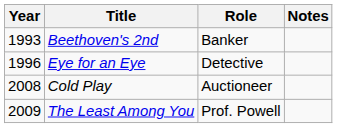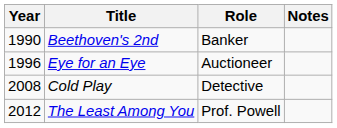(24, 39) 1993 -> (24, 39) 1990
(232, 63) Detective -> (237, 63) Auctioneer
(237, 87) Auctioneer -> (232, 87) Detective
(24, 110) 2009 -> (24, 110) 2012
